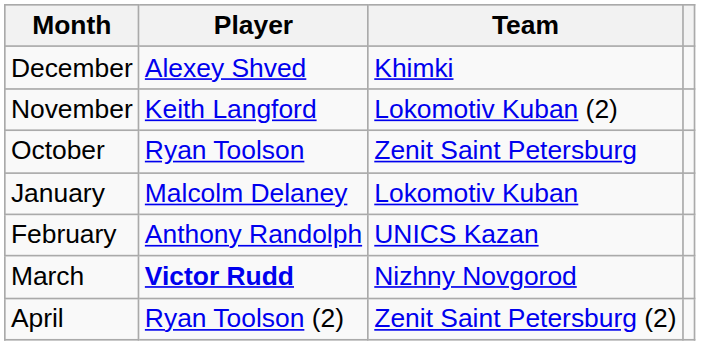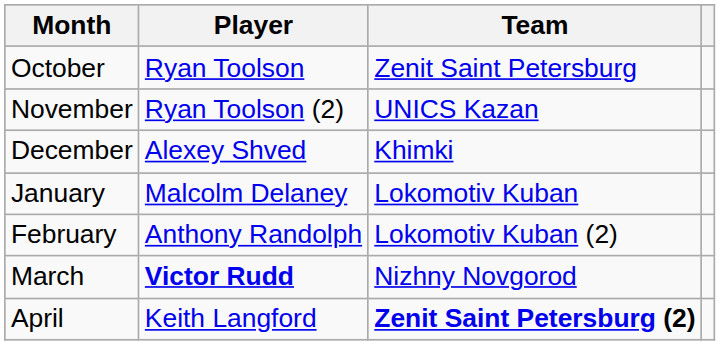rows swapped: (58, 151) <-> (72, 67)
(231, 109) Keith Langford -> (244, 109) Ryan Toolson (2)
(496, 109) Lokomotiv Kuban (2) -> (456, 109) UNICS Kazan
(456, 234) UNICS Kazan -> (496, 234) Lokomotiv Kuban (2)
(244, 318) Ryan Toolson (2) -> (231, 318) Keith Langford
(525, 318) normal -> (535, 318) bold
